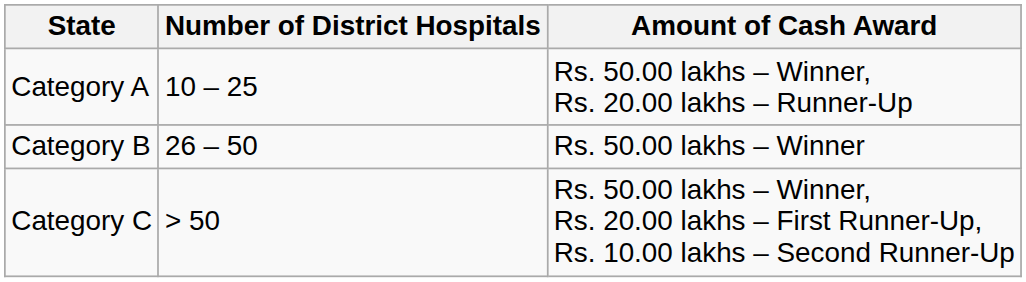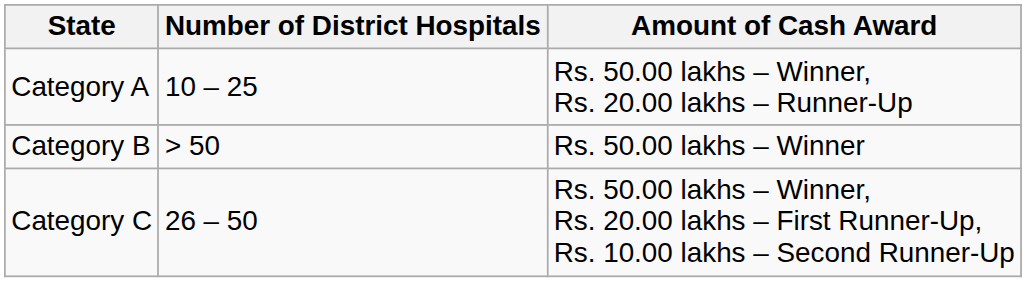(211, 146) 26 – 50 -> (192, 146) > 50
(192, 221) > 50 -> (211, 221) 26 – 50
